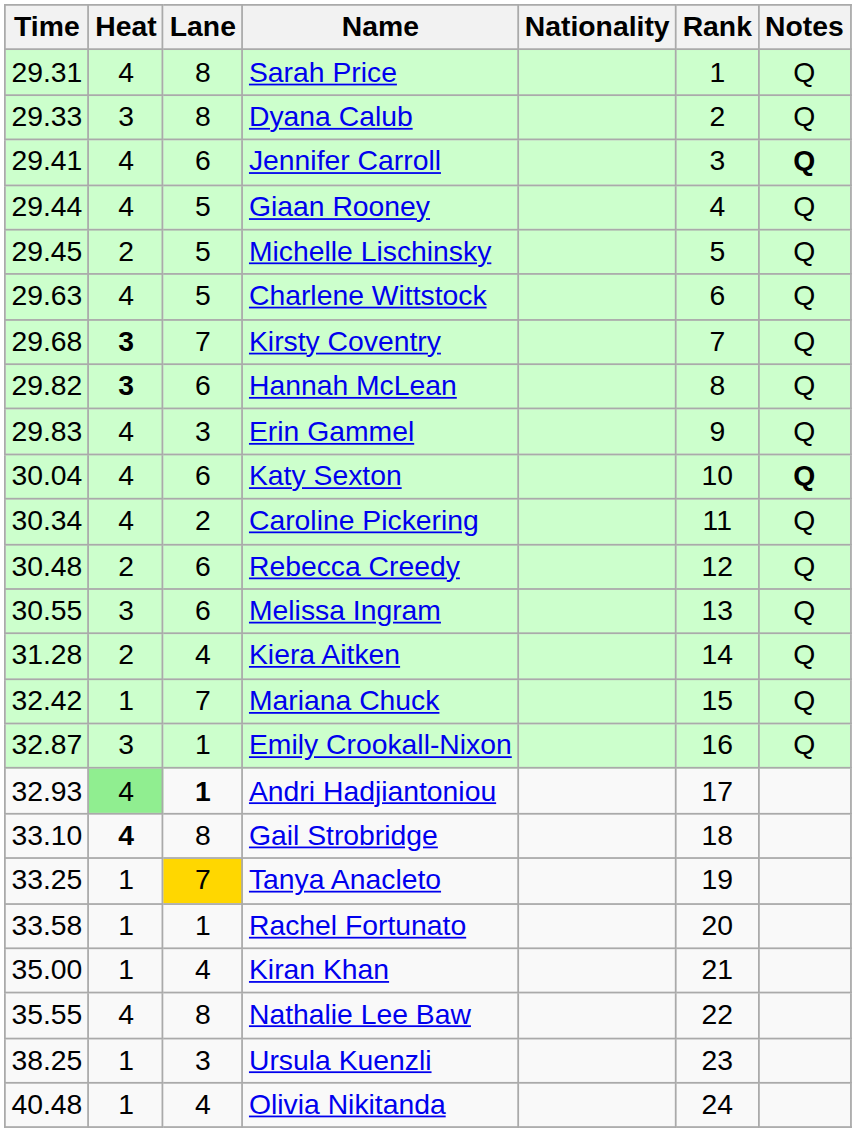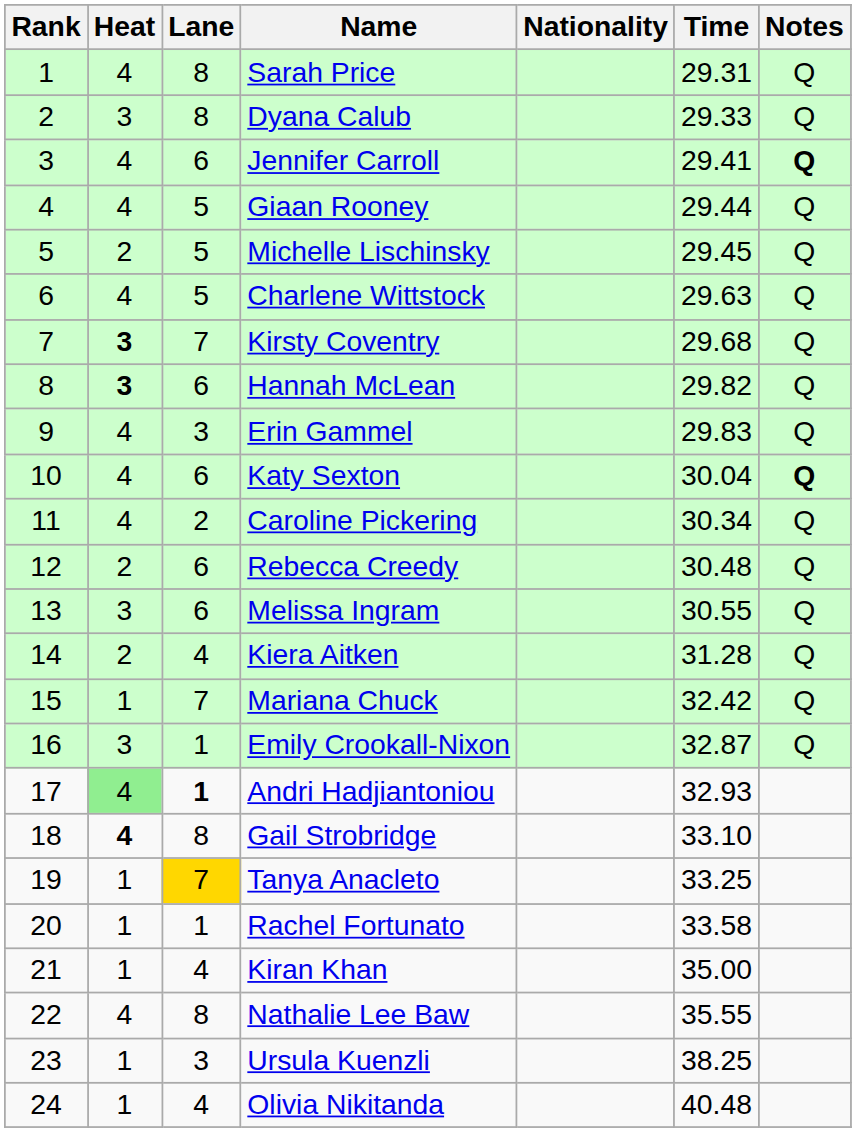columns swapped: (717, 26) <-> (47, 26)
